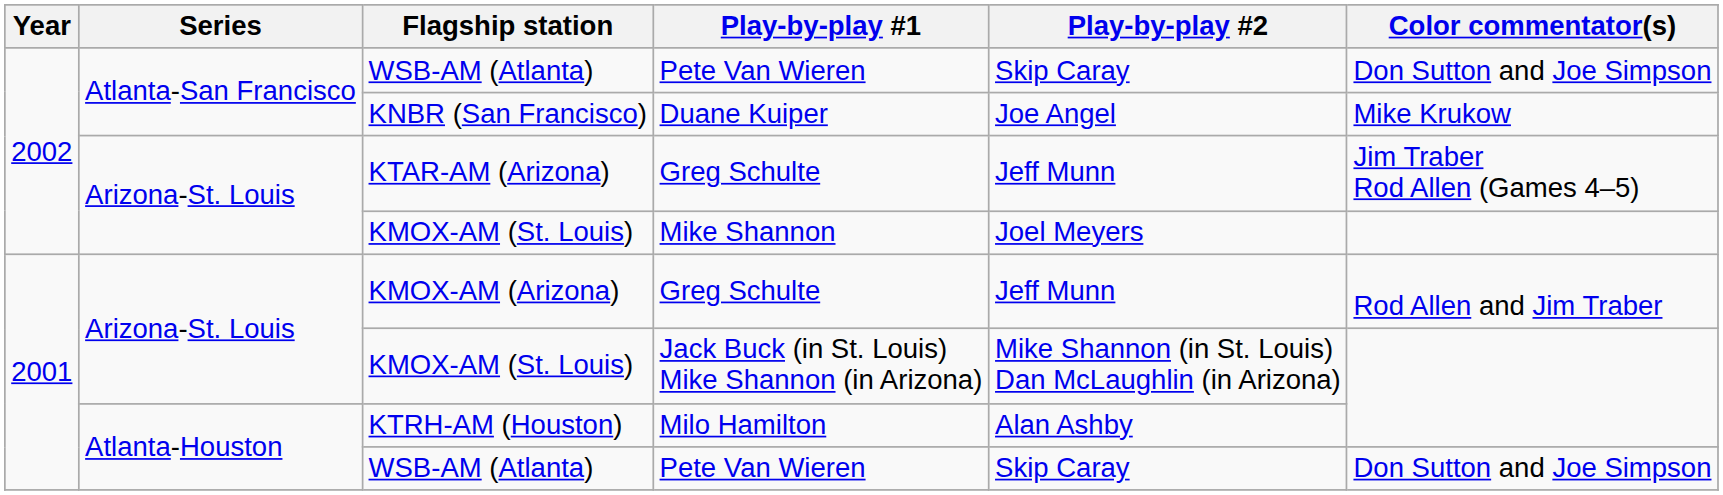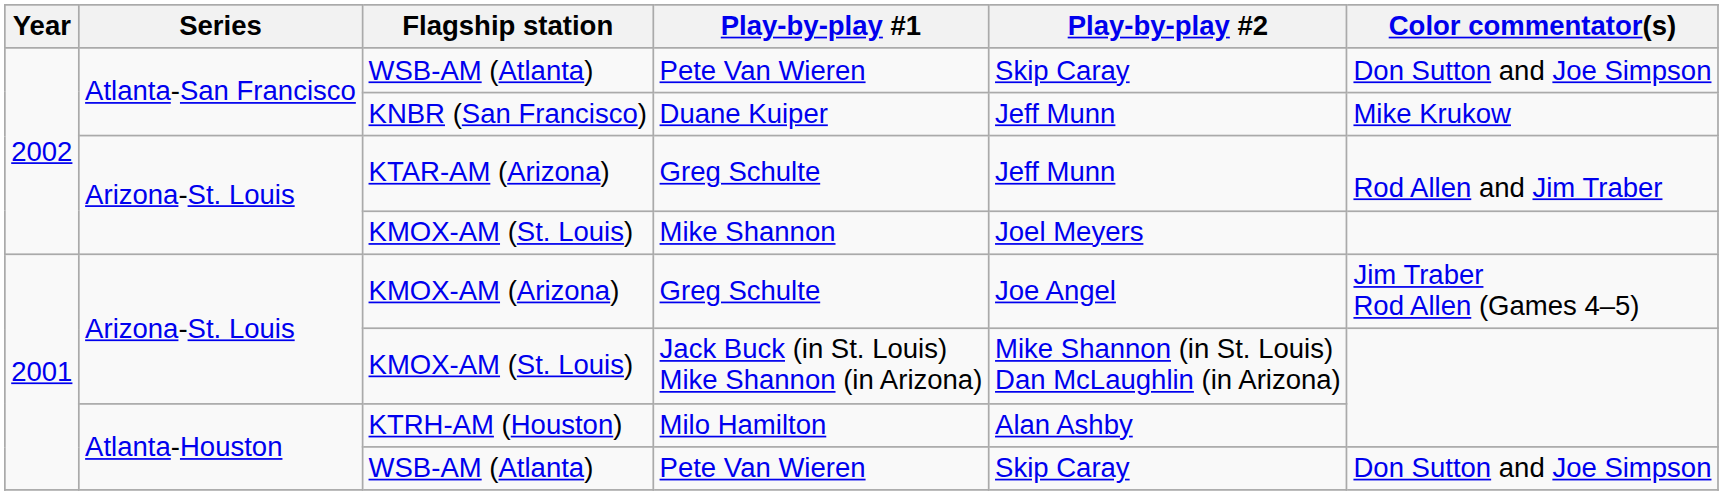(1055, 113) Joe Angel -> (1055, 113) Jeff Munn
(1496, 172) Jim Traber Rod Allen (Games 4–5) -> (1508, 188) Rod Allen and Jim Traber
(1055, 290) Jeff Munn -> (1055, 290) Joe Angel
(1508, 306) Rod Allen and Jim Traber -> (1496, 290) Jim Traber Rod Allen (Games 4–5)
